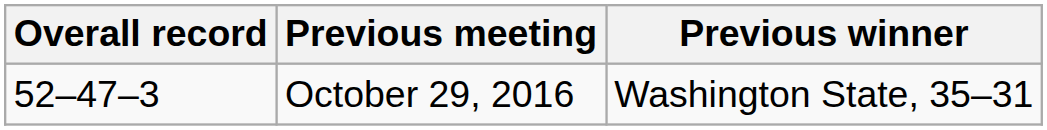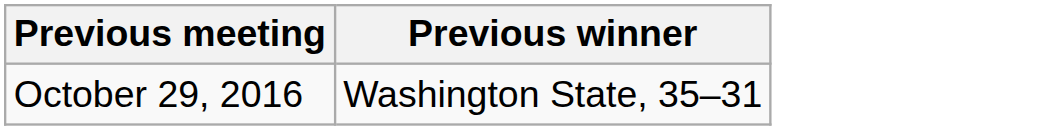- column: (141, 34)
